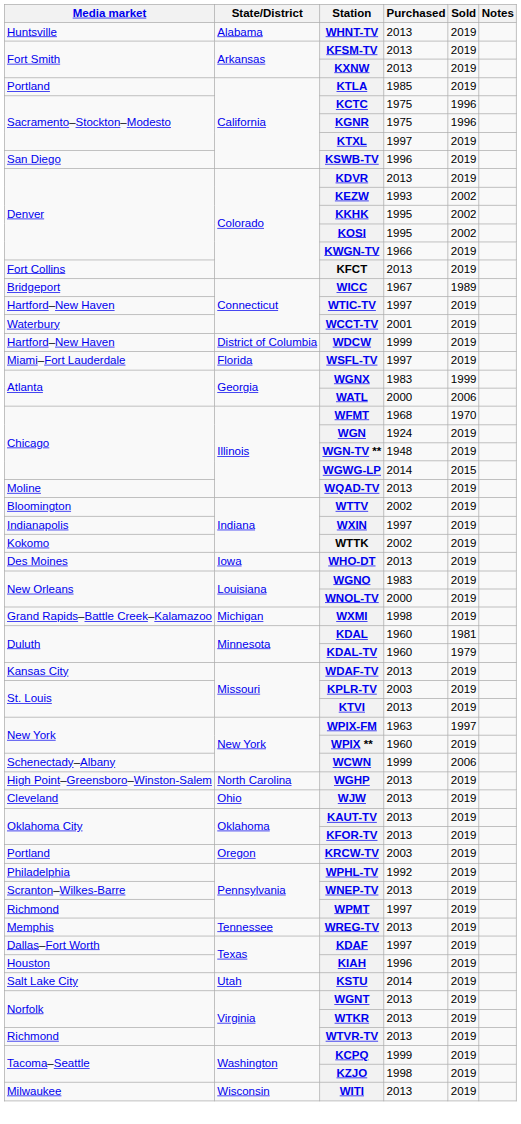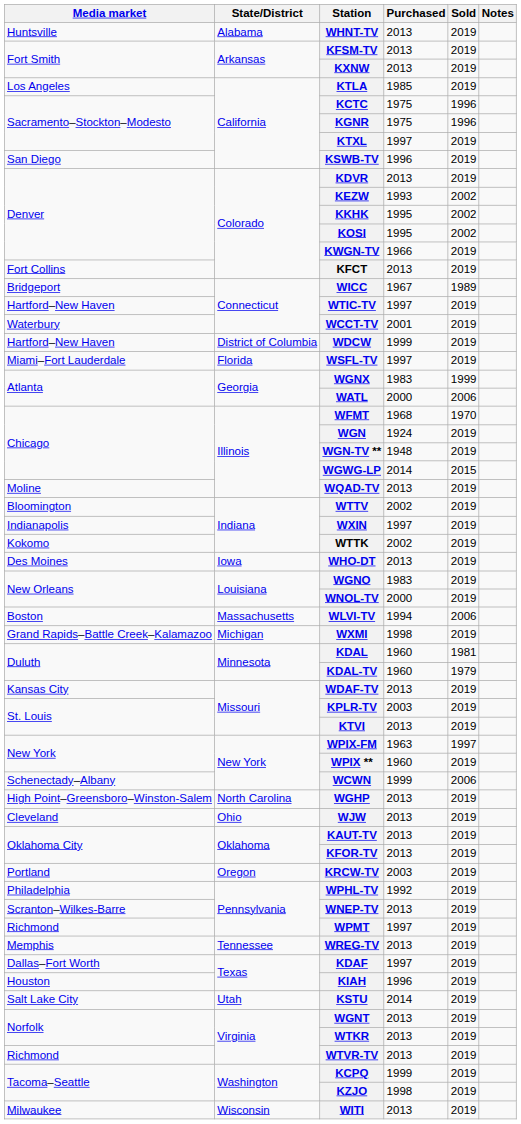(28, 86) Portland -> (38, 86) Los Angeles
+ row: (352, 616)
